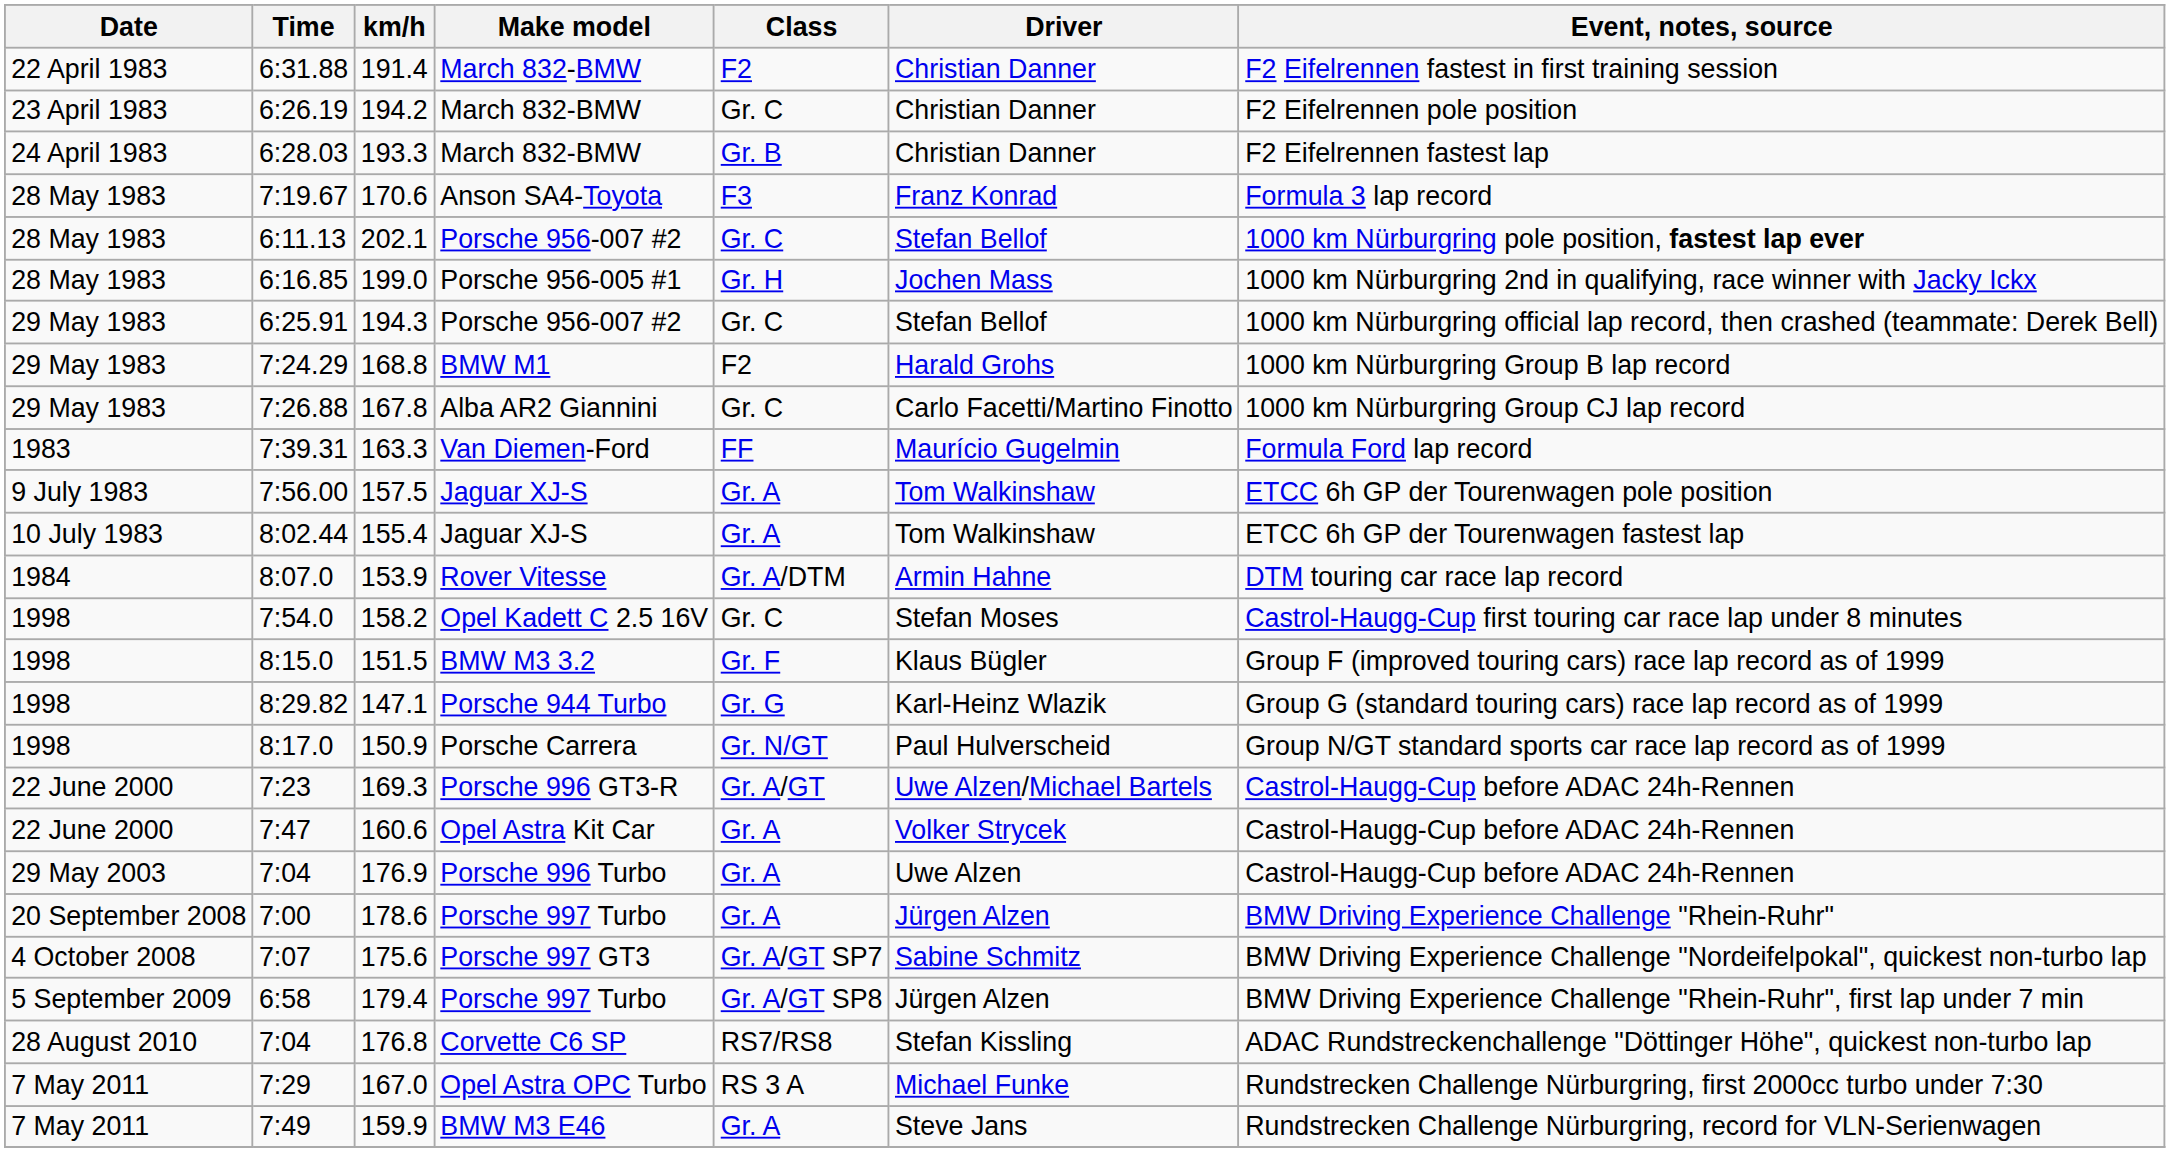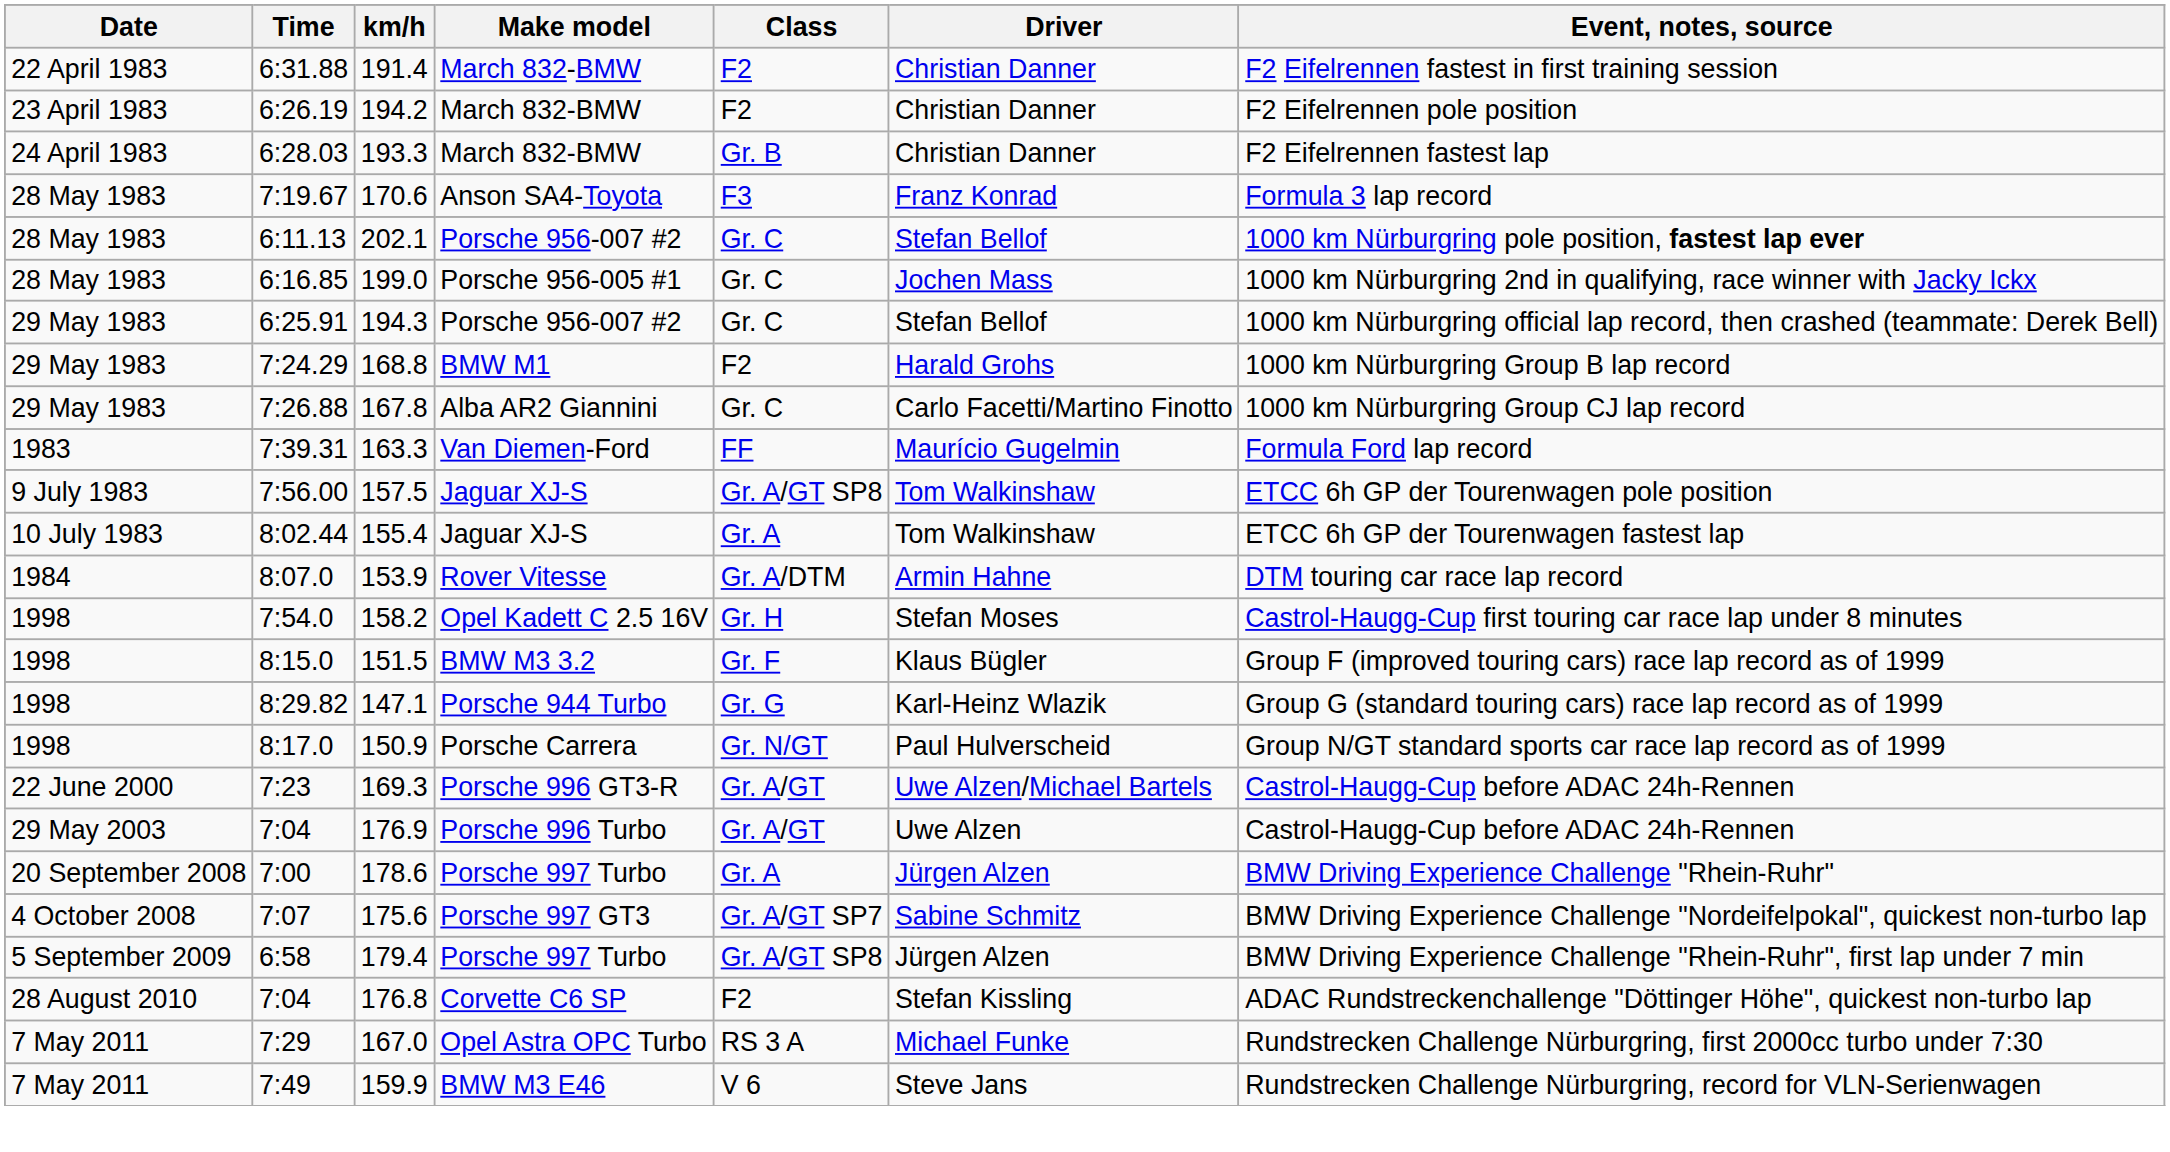(752, 111) Gr. C -> (736, 111) F2
(752, 280) Gr. H -> (752, 280) Gr. C
(750, 492) Gr. A -> (802, 492) Gr. A/GT SP8
(752, 619) Gr. C -> (752, 619) Gr. H
- row: (394, 830)
(750, 873) Gr. A -> (773, 830) Gr. A/GT
(777, 1042) RS7/RS8 -> (736, 1000) F2
(750, 1127) Gr. A -> (741, 1084) V 6
